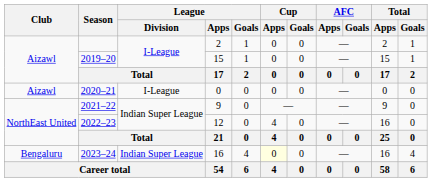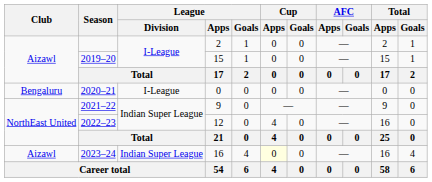(41, 91) Aizawl -> (41, 91) Bengaluru
(41, 153) Bengaluru -> (41, 153) Aizawl
